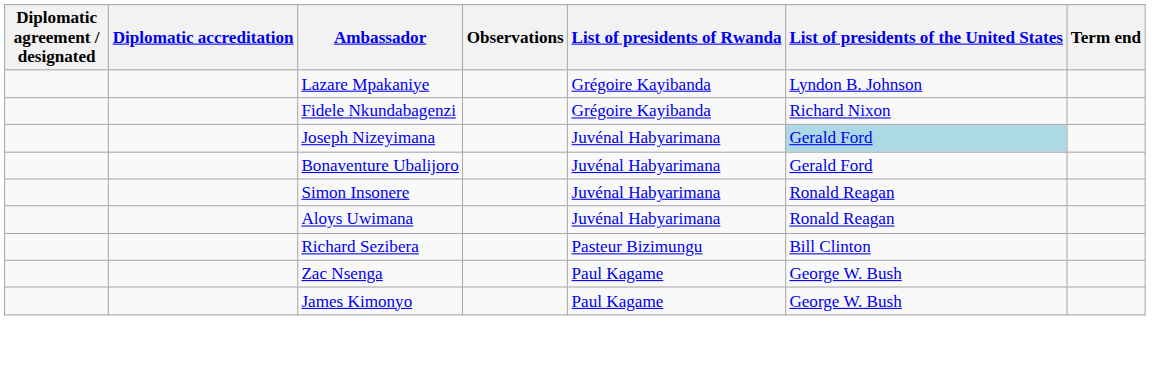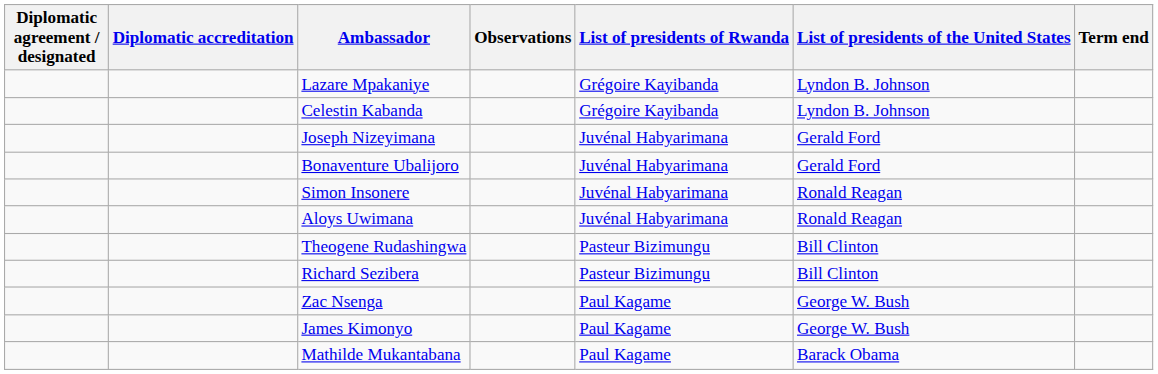+ row: (362, 110)
- row: (379, 110)
(831, 138) lightblue background -> (839, 138) no background
+ row: (384, 246)
+ row: (381, 355)
